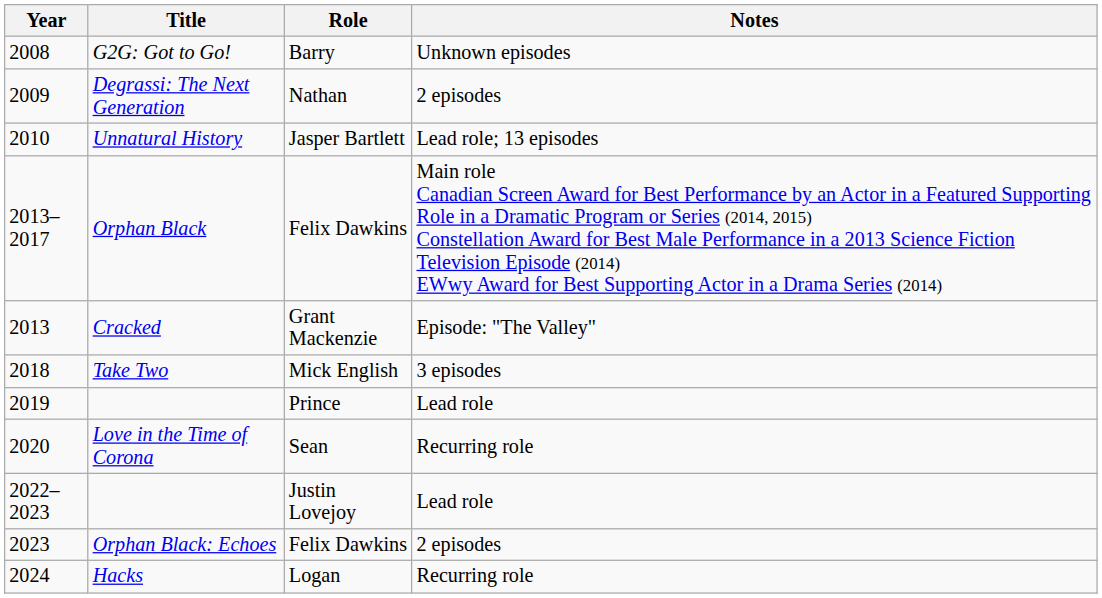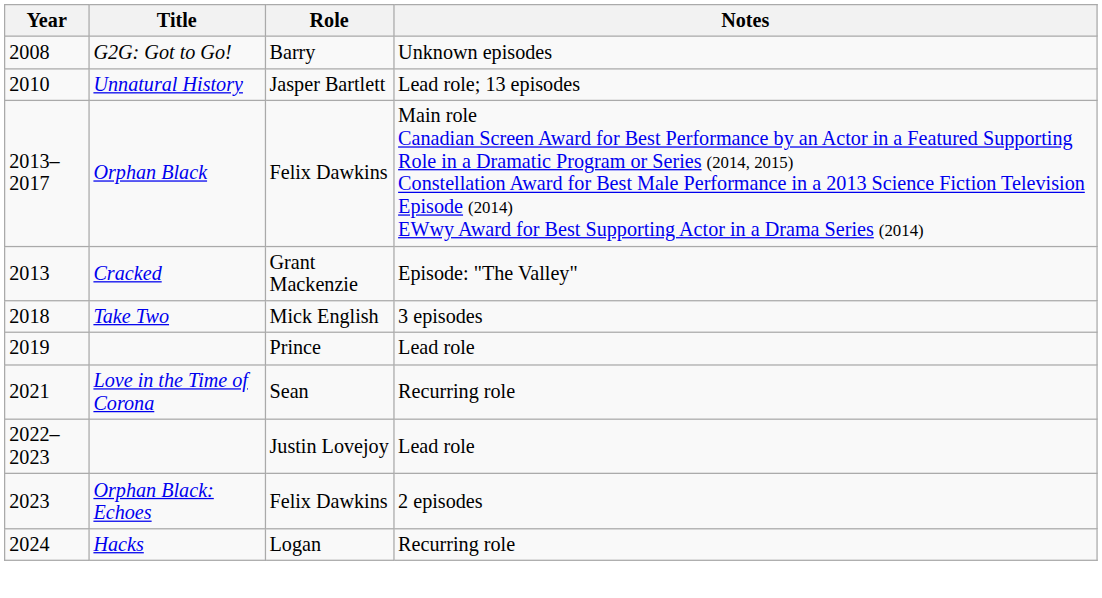- row: (171, 95)
(29, 446) 2020 -> (29, 391) 2021
